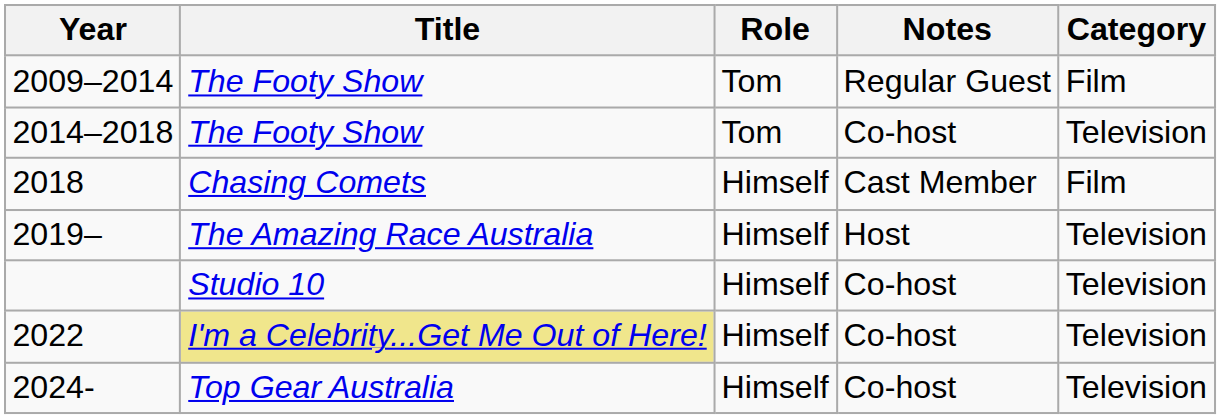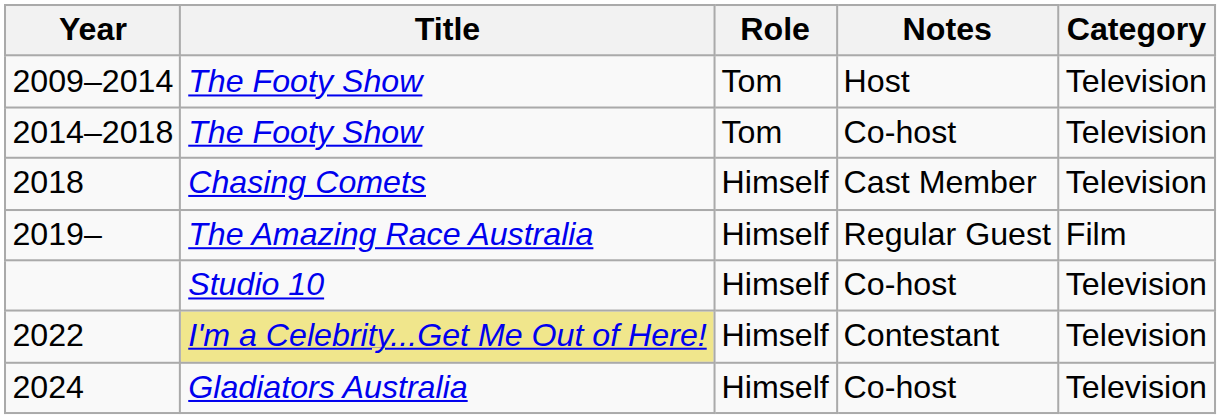(947, 81) Regular Guest -> (877, 81) Host
(1096, 81) Film -> (1136, 81) Television
(1096, 183) Film -> (1136, 183) Television
(877, 234) Host -> (947, 234) Regular Guest
(1136, 234) Television -> (1096, 234) Film
(900, 336) Co-host -> (921, 336) Contestant
- row: (54, 387)
+ row: (48, 387)
